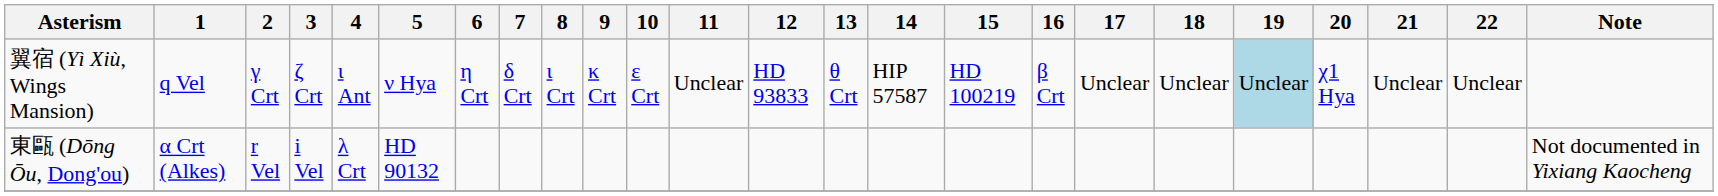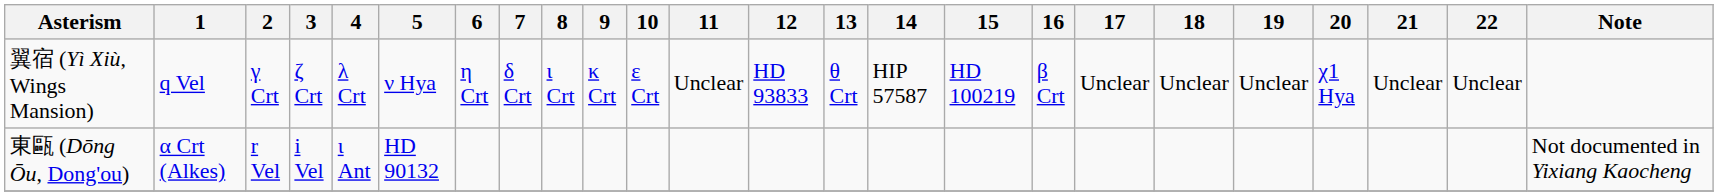(354, 83) ι Ant -> (352, 83) λ Crt
(1274, 83) lightblue background -> (1274, 83) no background
(352, 159) λ Crt -> (354, 159) ι Ant
